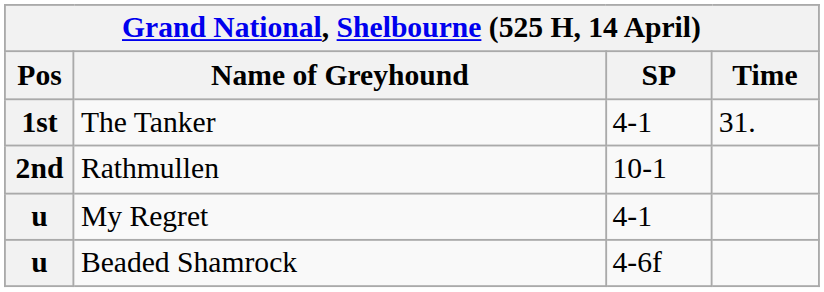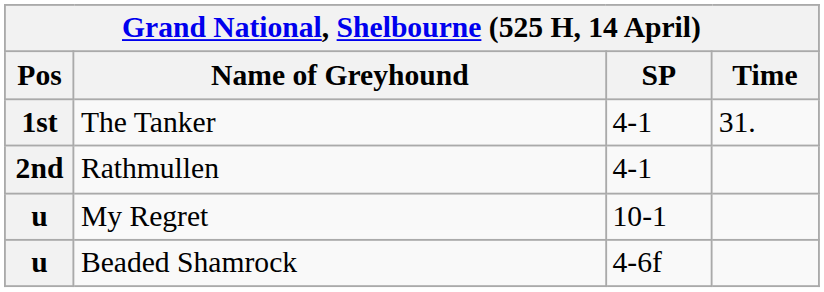(640, 168) 10-1 -> (632, 168) 4-1
(632, 215) 4-1 -> (640, 215) 10-1
